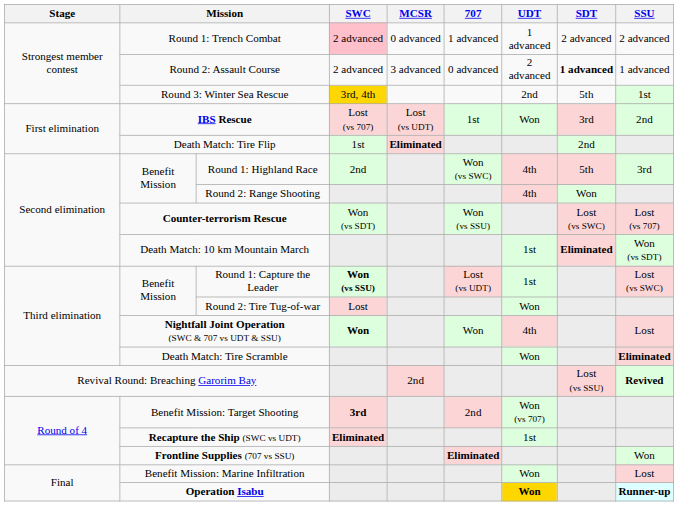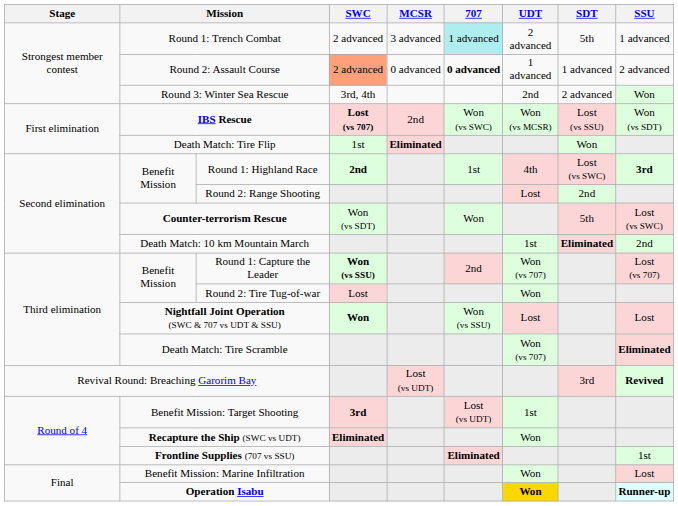(358, 38) pink background -> (358, 38) no background
(416, 38) 0 advanced -> (416, 38) 3 advanced
(473, 38) no background -> (474, 38) paleturquoise background
(530, 38) 1 advanced -> (530, 38) 2 advanced
(586, 38) 2 advanced -> (587, 38) 5th
(644, 38) 2 advanced -> (644, 38) 1 advanced
(358, 70) no background -> (358, 70) lightsalmon background
(416, 70) 3 advanced -> (416, 70) 0 advanced
(473, 70) normal -> (474, 70) bold
(530, 70) 2 advanced -> (530, 70) 1 advanced
(586, 70) bold -> (587, 70) normal
(644, 70) 1 advanced -> (644, 70) 2 advanced
(358, 95) gold background -> (358, 95) no background
(586, 95) 5th -> (587, 95) 2 advanced
(644, 95) 1st -> (644, 95) Won
(358, 119) normal -> (358, 119) bold
(416, 119) Lost (vs UDT) -> (416, 119) 2nd
(473, 119) 1st -> (474, 119) Won (vs SWC)
(530, 119) Won -> (530, 119) Won (vs MCSR)
(586, 119) 3rd -> (587, 119) Lost (vs SSU)
(644, 119) 2nd -> (644, 119) Won (vs SDT)
(586, 144) 2nd -> (587, 144) Won
(358, 169) normal -> (358, 169) bold
(473, 169) Won (vs SWC) -> (474, 169) 1st
(586, 169) 5th -> (587, 169) Lost (vs SWC)
(644, 169) normal -> (644, 169) bold
(530, 194) 4th -> (530, 194) Lost
(586, 194) Won -> (587, 194) 2nd
(473, 219) Won (vs SSU) -> (474, 219) Won
(586, 219) Lost (vs SWC) -> (587, 219) 5th
(644, 219) Lost (vs 707) -> (644, 219) Lost (vs SWC)
(644, 250) Won (vs SDT) -> (644, 244) 2nd
(473, 281) Lost (vs UDT) -> (474, 268) 2nd
(530, 281) 1st -> (530, 268) Won (vs 707)
(644, 281) Lost (vs SWC) -> (644, 268) Lost (vs 707)
(473, 331) Won -> (474, 318) Won (vs SSU)
(530, 331) 4th -> (530, 318) Lost
(530, 356) Won -> (530, 349) Won (vs 707)
(416, 381) 2nd -> (416, 381) Lost (vs UDT)
(586, 381) Lost (vs SSU) -> (587, 381) 3rd
(473, 412) 2nd -> (474, 412) Lost (vs UDT)
(530, 412) Won (vs 707) -> (530, 412) 1st
(530, 437) 1st -> (530, 437) Won
(644, 455) Won -> (644, 455) 1st
